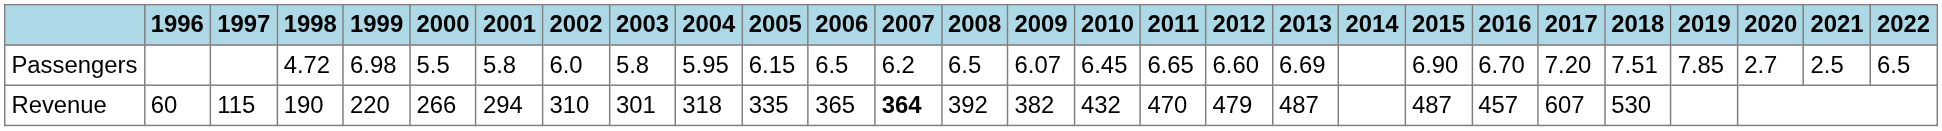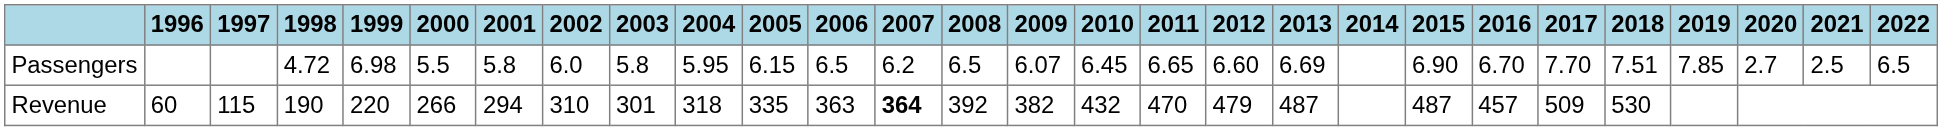(1568, 64) 7.20 -> (1568, 64) 7.70
(835, 105) 365 -> (835, 105) 363
(1565, 105) 607 -> (1565, 105) 509
